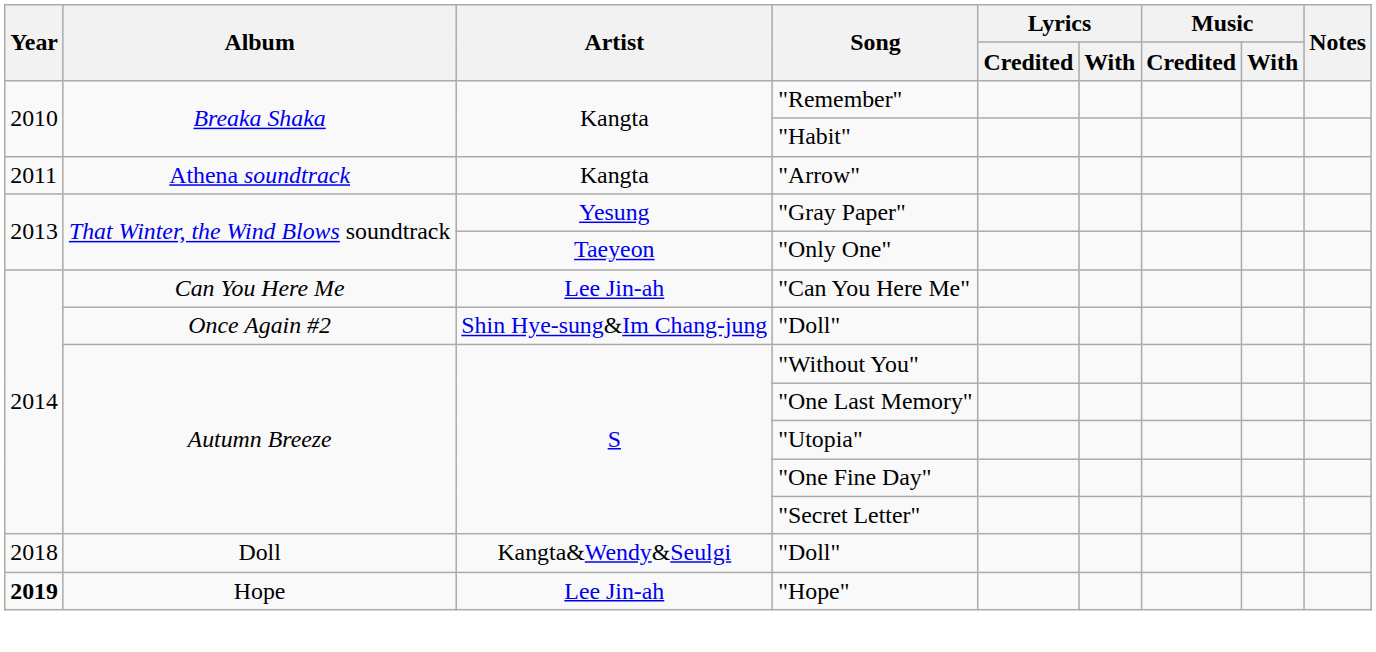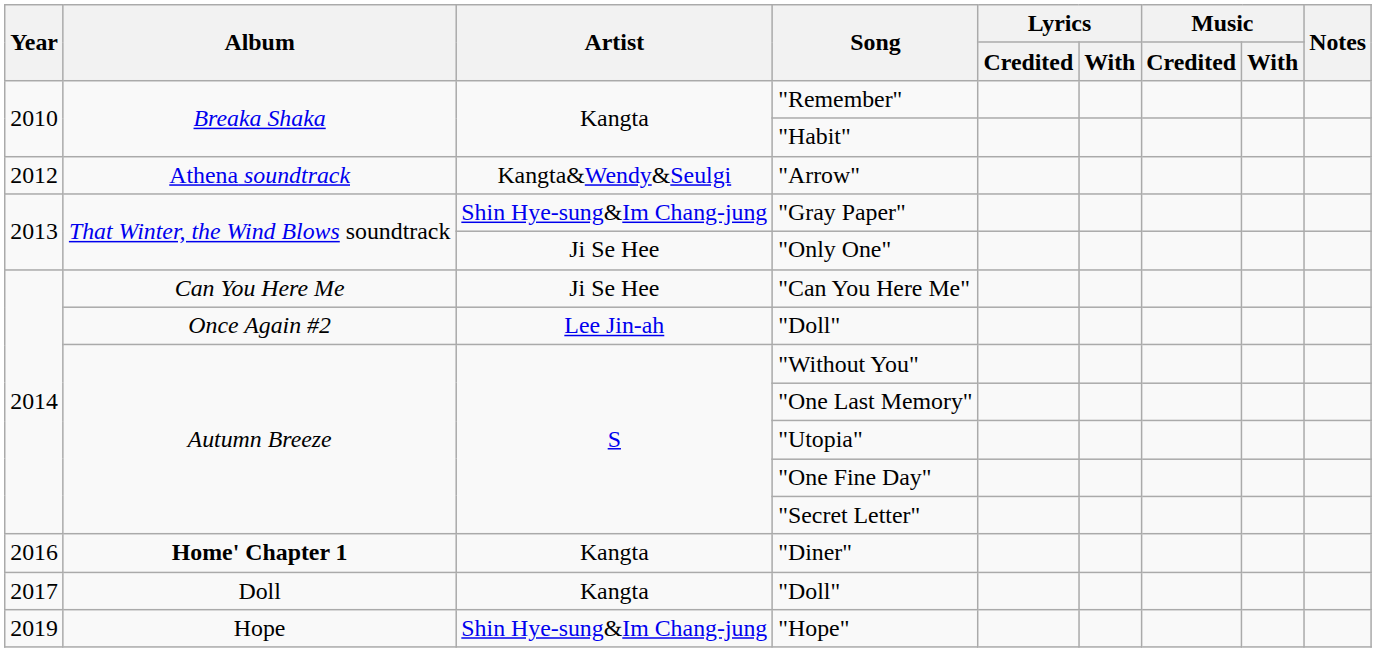(34, 174) 2011 -> (34, 174) 2012
(614, 174) Kangta -> (614, 174) Kangta&Wendy&Seulgi
(614, 212) Yesung -> (614, 212) Shin Hye-sung&Im Chang-jung
(614, 250) Taeyeon -> (614, 250) Ji Se Hee
(614, 288) Lee Jin-ah -> (614, 288) Ji Se Hee
(614, 325) Shin Hye-sung&Im Chang-jung -> (614, 325) Lee Jin-ah
+ row: (260, 552)
(34, 552) 2018 -> (34, 590) 2017
(614, 552) Kangta&Wendy&Seulgi -> (614, 590) Kangta
(34, 590) bold -> (34, 628) normal
(614, 590) Lee Jin-ah -> (614, 628) Shin Hye-sung&Im Chang-jung
